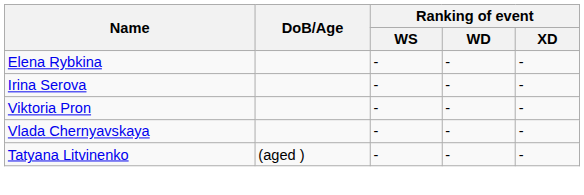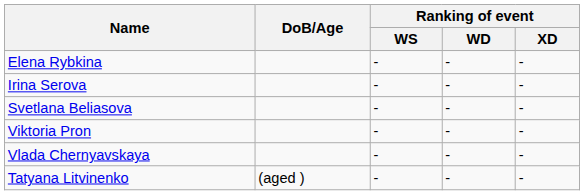+ row: (70, 109)
